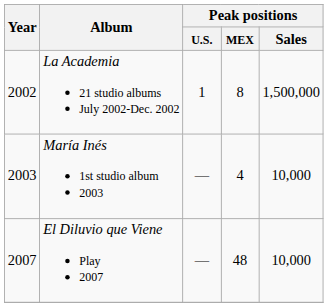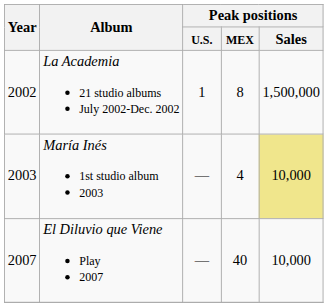(291, 176) no background -> (291, 176) khaki background
(240, 260) 48 -> (240, 260) 40
